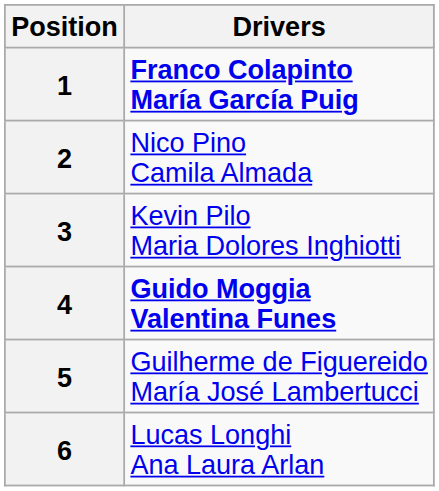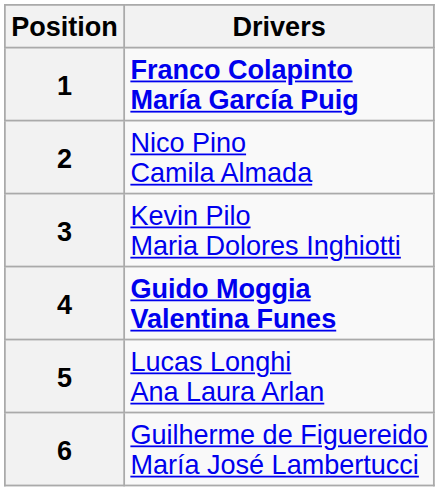(279, 377) Guilherme de Figuereido María José Lambertucci -> (227, 377) Lucas Longhi Ana Laura Arlan
(227, 450) Lucas Longhi Ana Laura Arlan -> (279, 450) Guilherme de Figuereido María José Lambertucci
